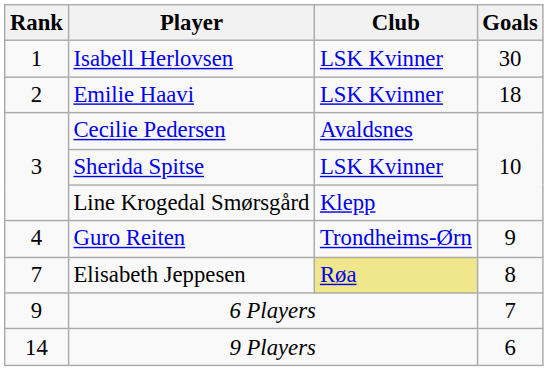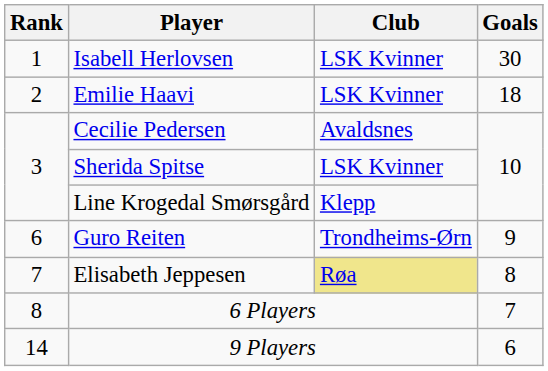(36, 238) 4 -> (36, 238) 6
(36, 310) 9 -> (36, 310) 8
